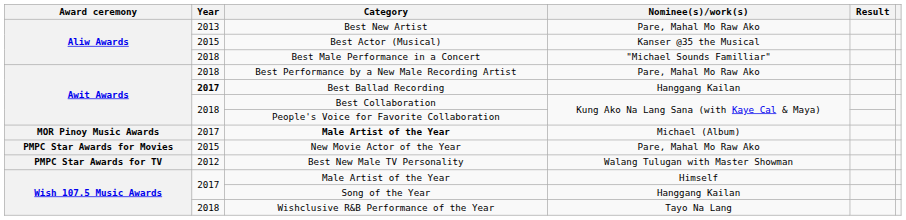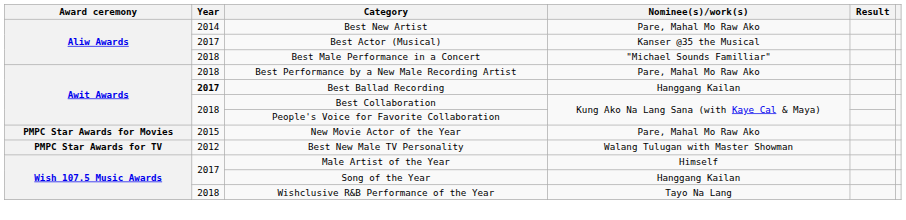(208, 27) 2013 -> (208, 27) 2014
(208, 42) 2015 -> (208, 42) 2017
- row: (386, 132)
